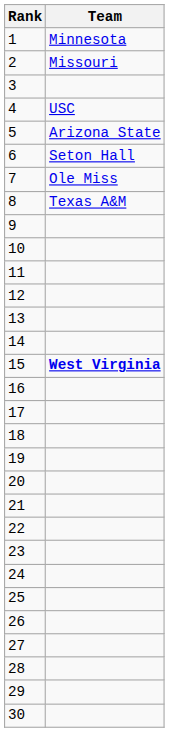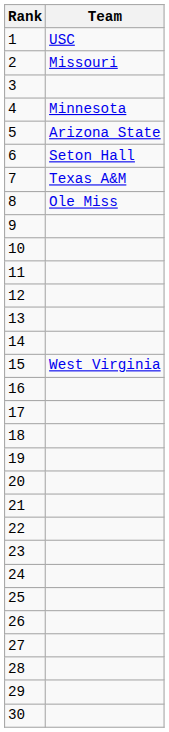(88, 40) Minnesota -> (62, 40) USC
(62, 109) USC -> (88, 109) Minnesota
(83, 179) Ole Miss -> (88, 179) Texas A&M
(88, 203) Texas A&M -> (83, 203) Ole Miss
(105, 366) bold -> (105, 366) normal
